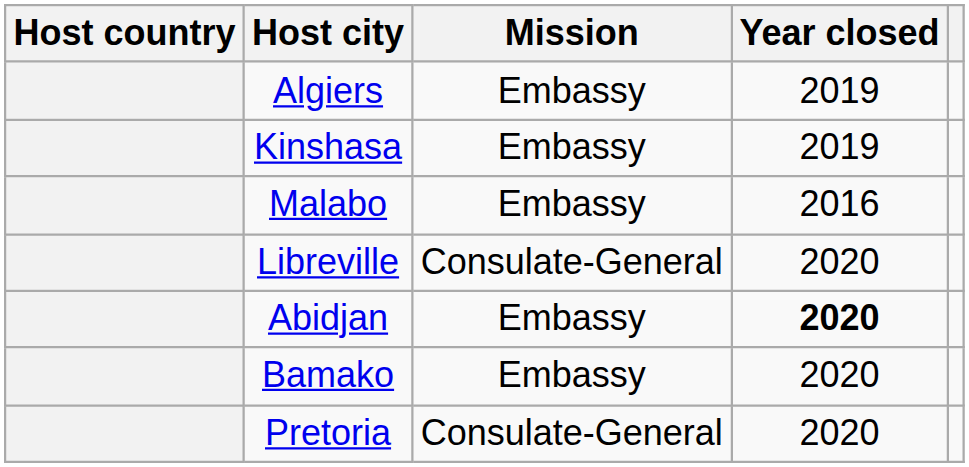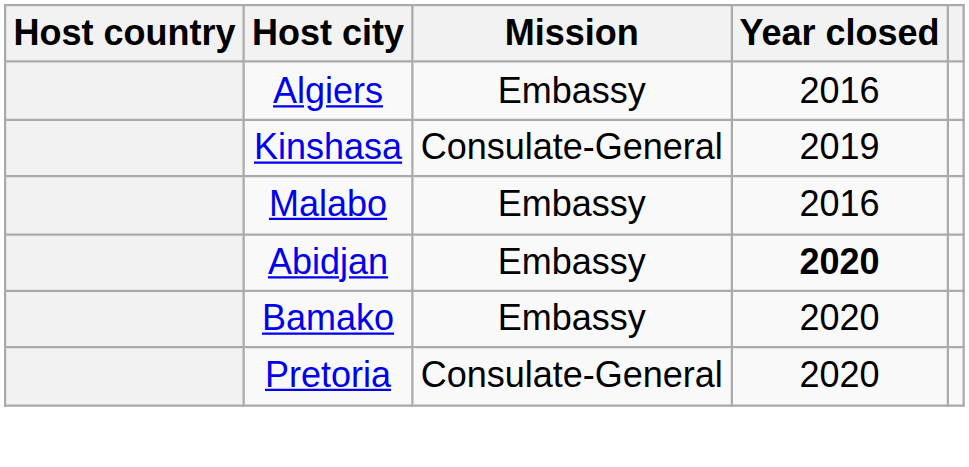(839, 90) 2019 -> (839, 90) 2016
(572, 147) Embassy -> (572, 147) Consulate-General
- row: (328, 261)
